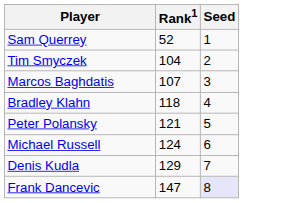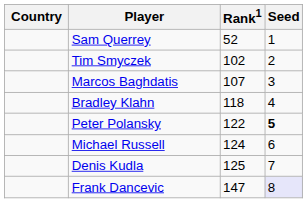+ column: (37, 16)
(170, 60) 104 -> (234, 60) 102
(170, 123) 121 -> (234, 123) 122
(207, 123) normal -> (272, 123) bold
(170, 166) 129 -> (234, 166) 125
